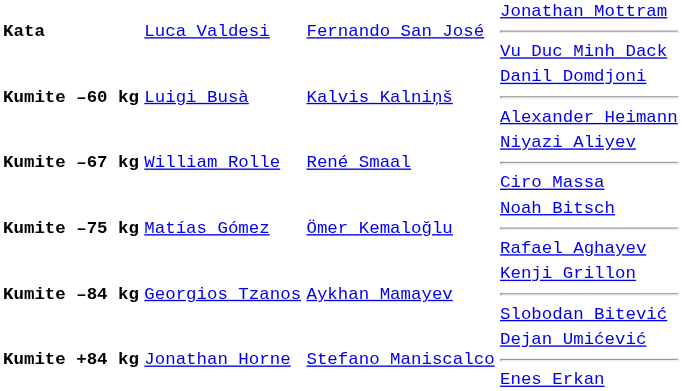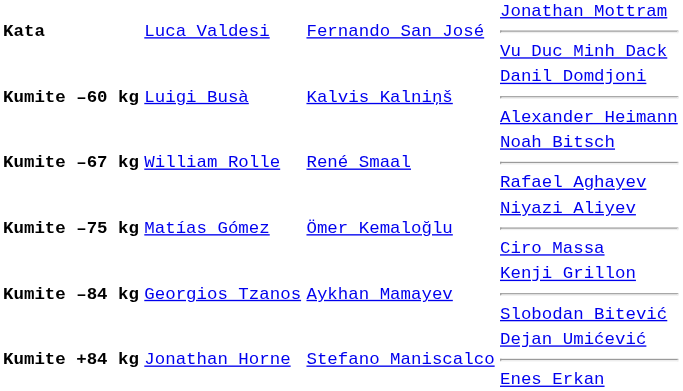(589, 162) Niyazi Aliyev Ciro Massa -> (589, 162) Noah Bitsch Rafael Aghayev
(589, 228) Noah Bitsch Rafael Aghayev -> (589, 228) Niyazi Aliyev Ciro Massa
